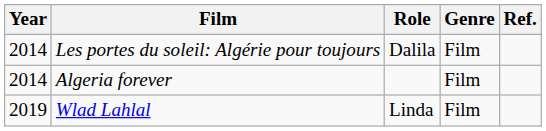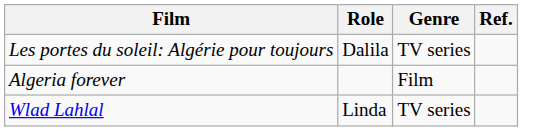- column: (28, 19)
(462, 49) Film -> (434, 49) TV series
(462, 110) Film -> (434, 110) TV series
